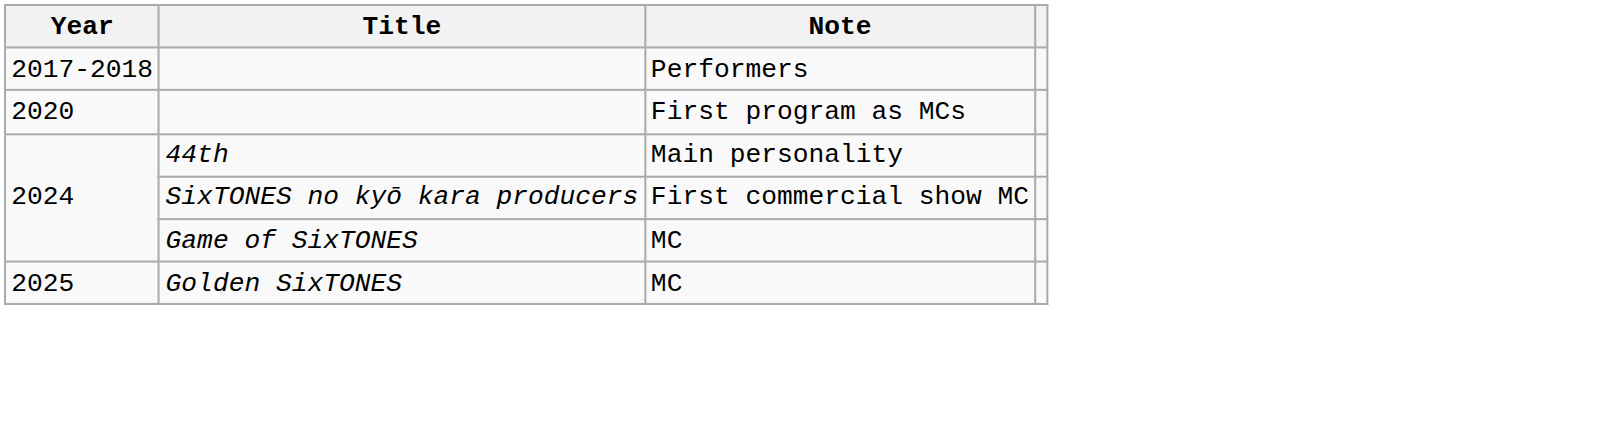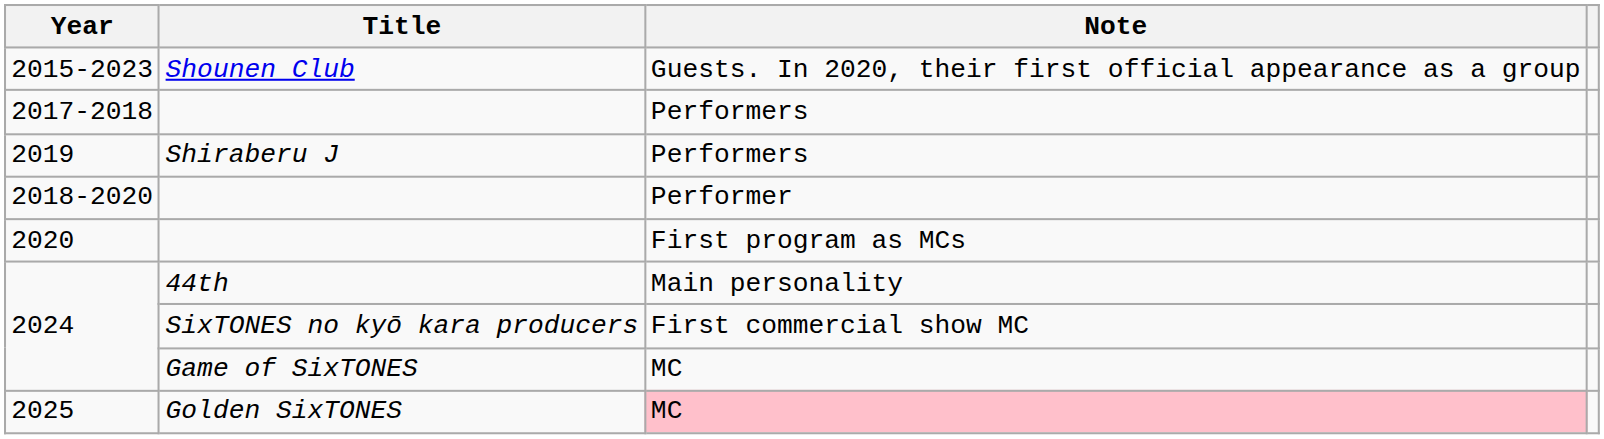+ row: (82, 69)
+ row: (43, 155)
+ row: (82, 198)
(667, 283) no background -> (667, 412) pink background
